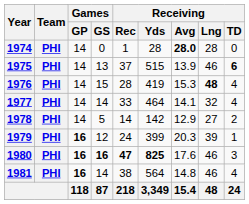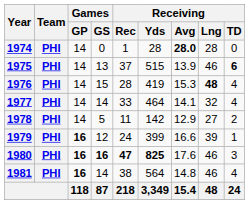(125, 119) 14 -> (125, 119) 11
(185, 137) 20.3 -> (185, 137) 16.6
